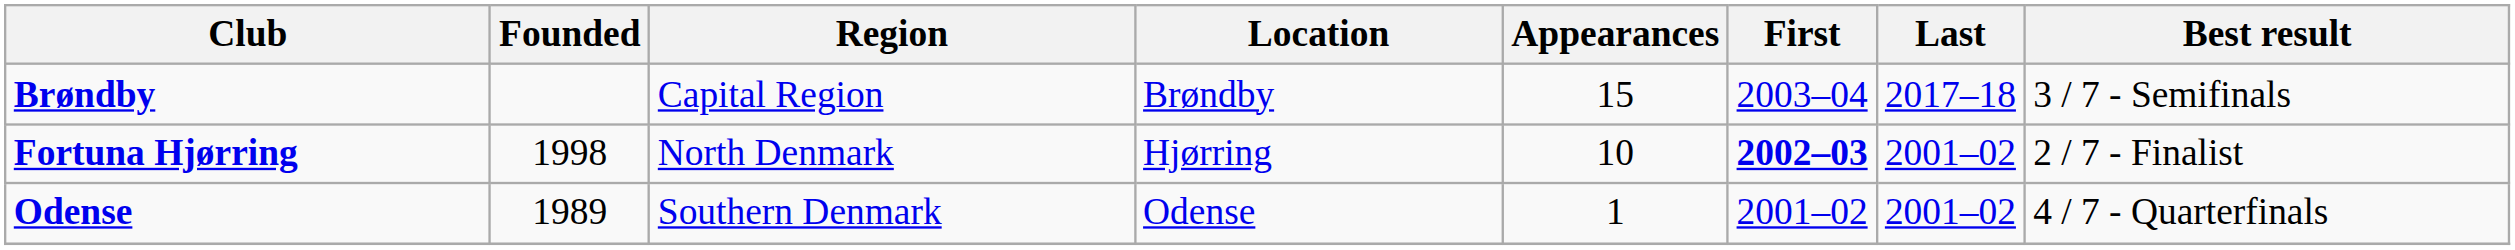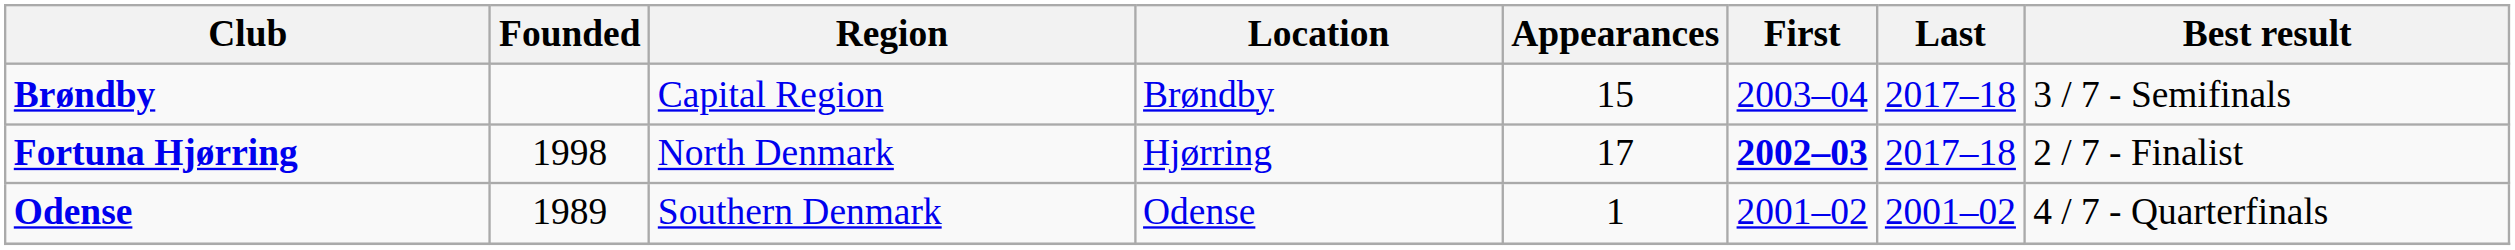(1615, 152) 10 -> (1615, 152) 17
(1950, 152) 2001–02 -> (1950, 152) 2017–18
